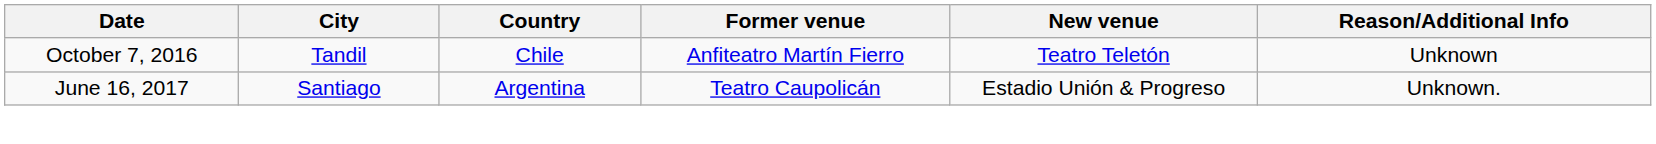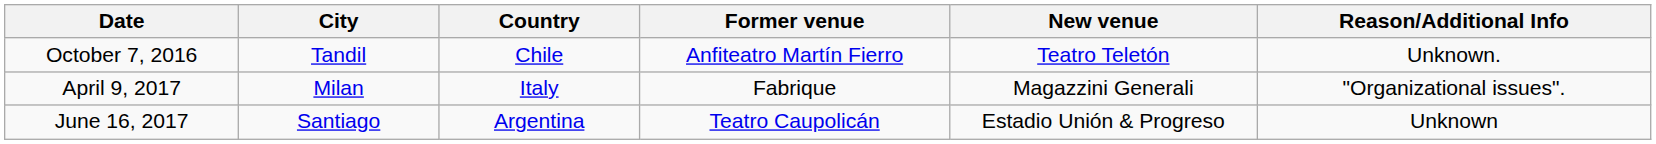(1454, 54) Unknown -> (1454, 54) Unknown.
+ row: (122, 88)
(1454, 88) Unknown. -> (1454, 121) Unknown
